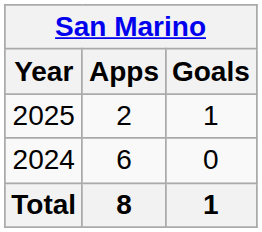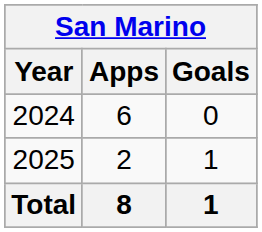rows swapped: (44, 159) <-> (44, 115)
